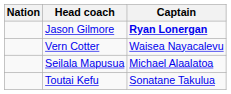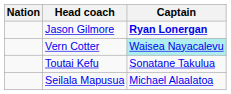(176, 47) no background -> (176, 47) paleturquoise background
rows swapped: (85, 64) <-> (72, 81)
